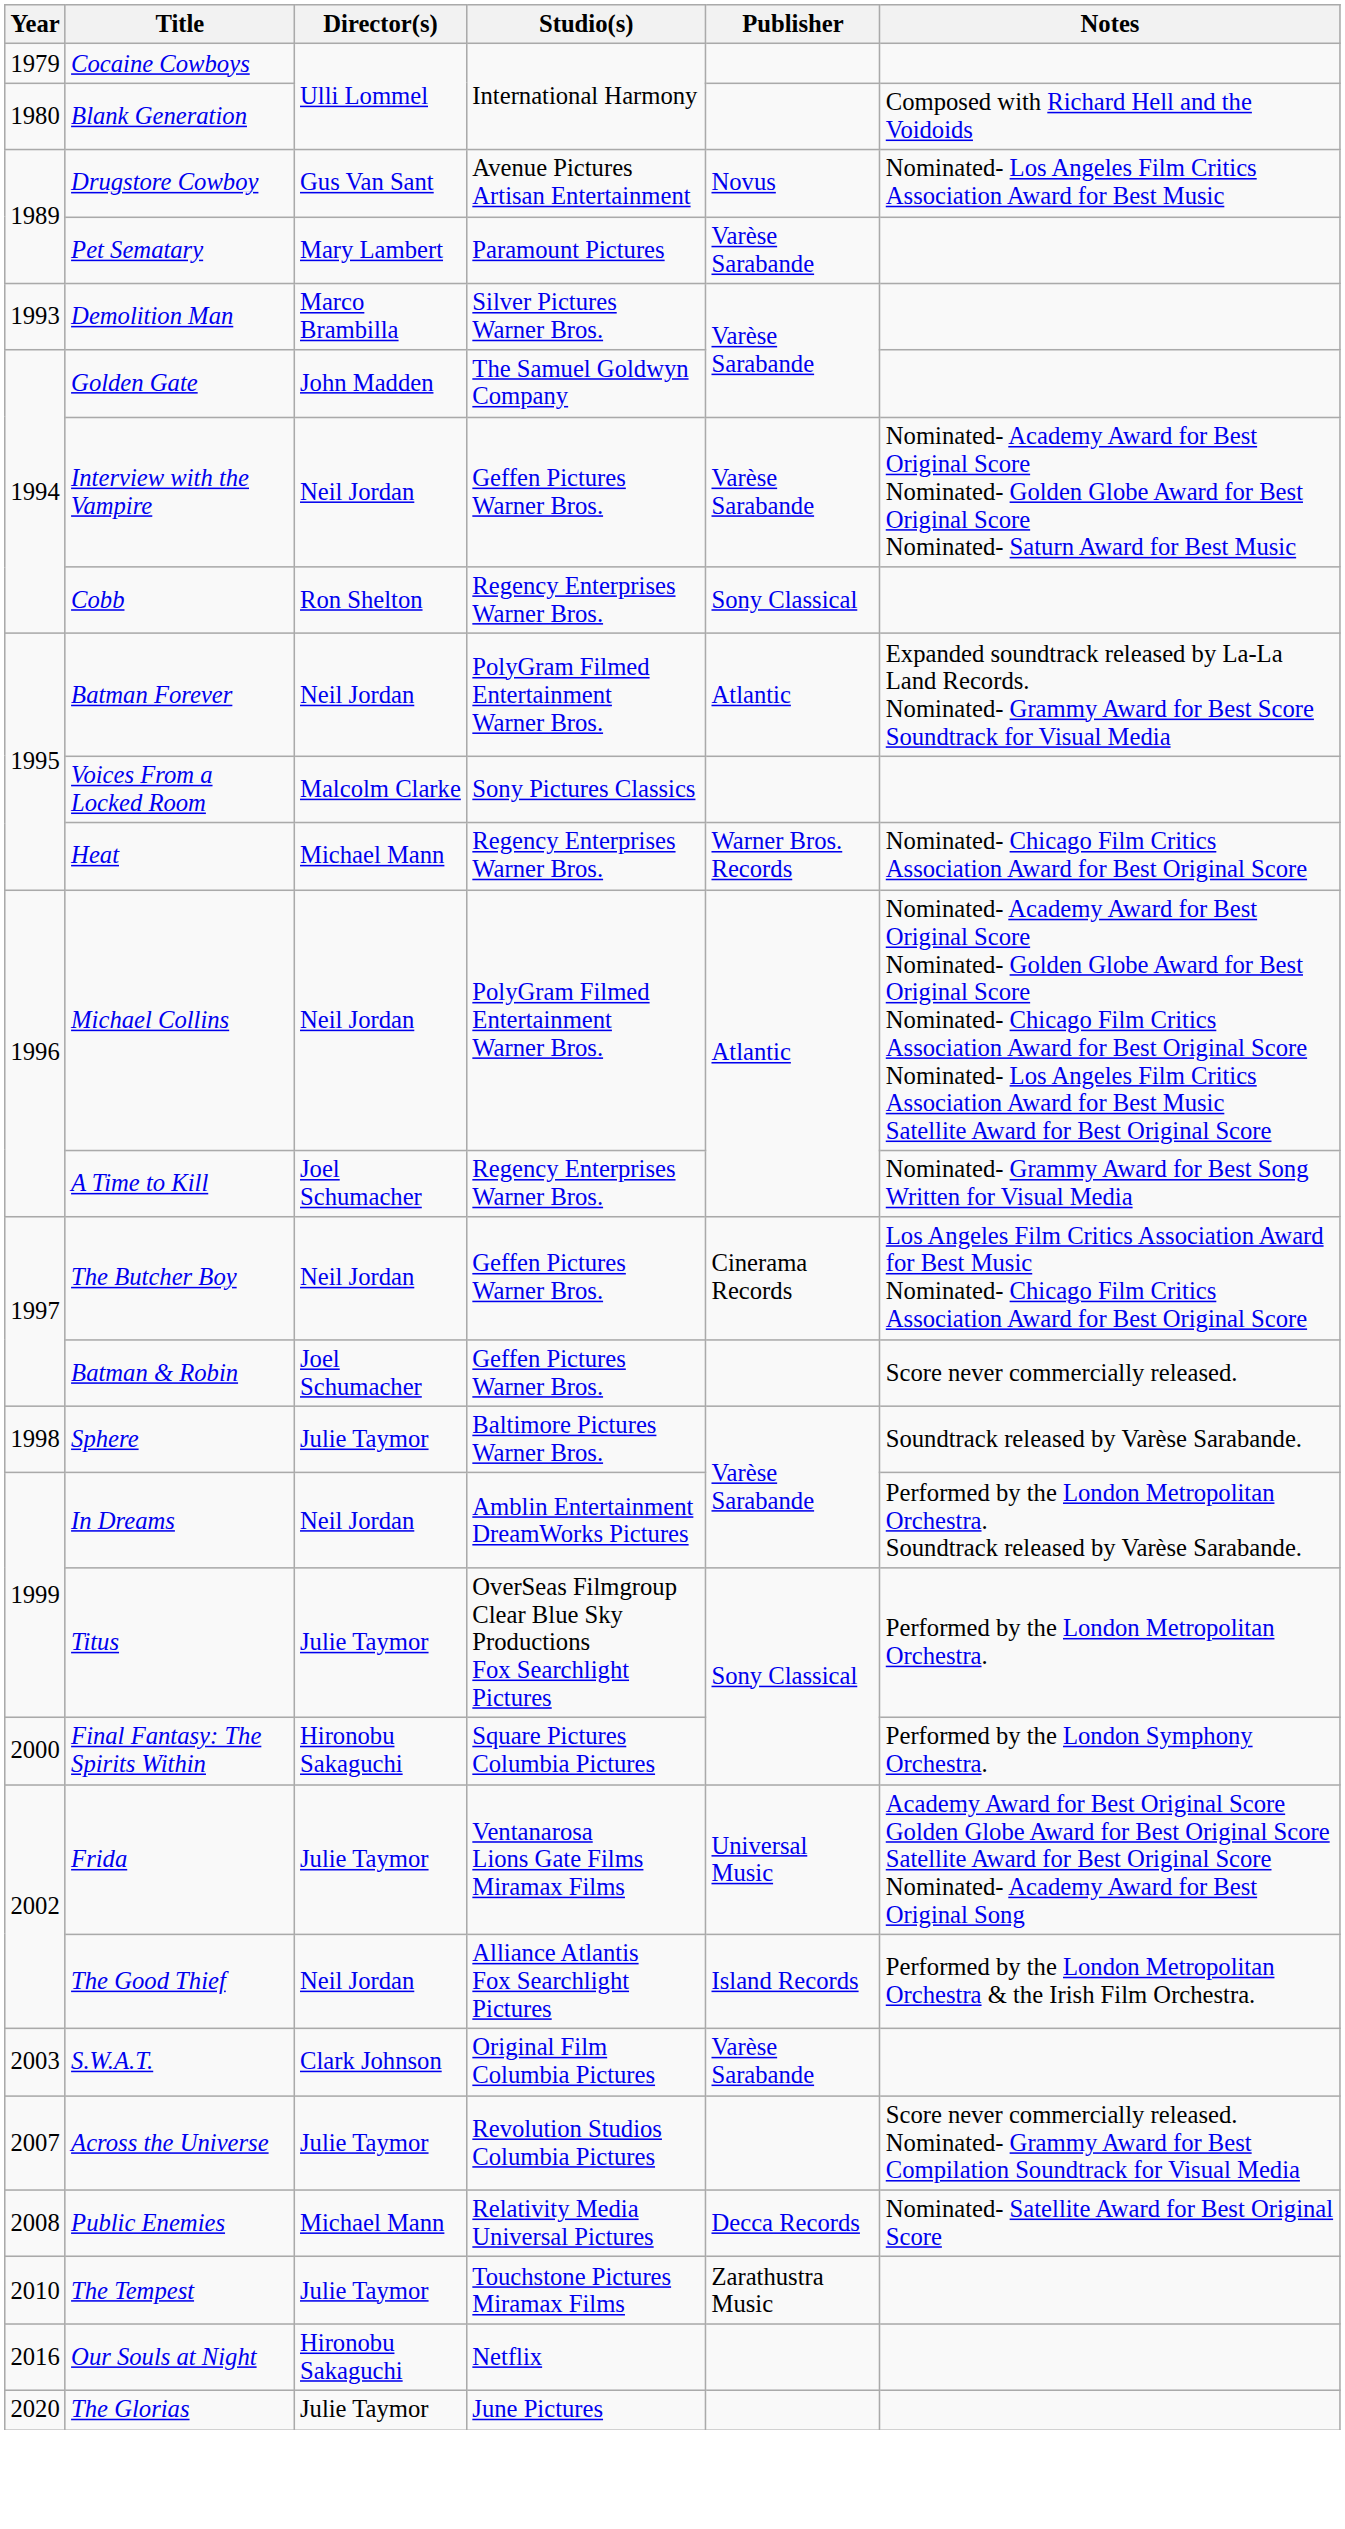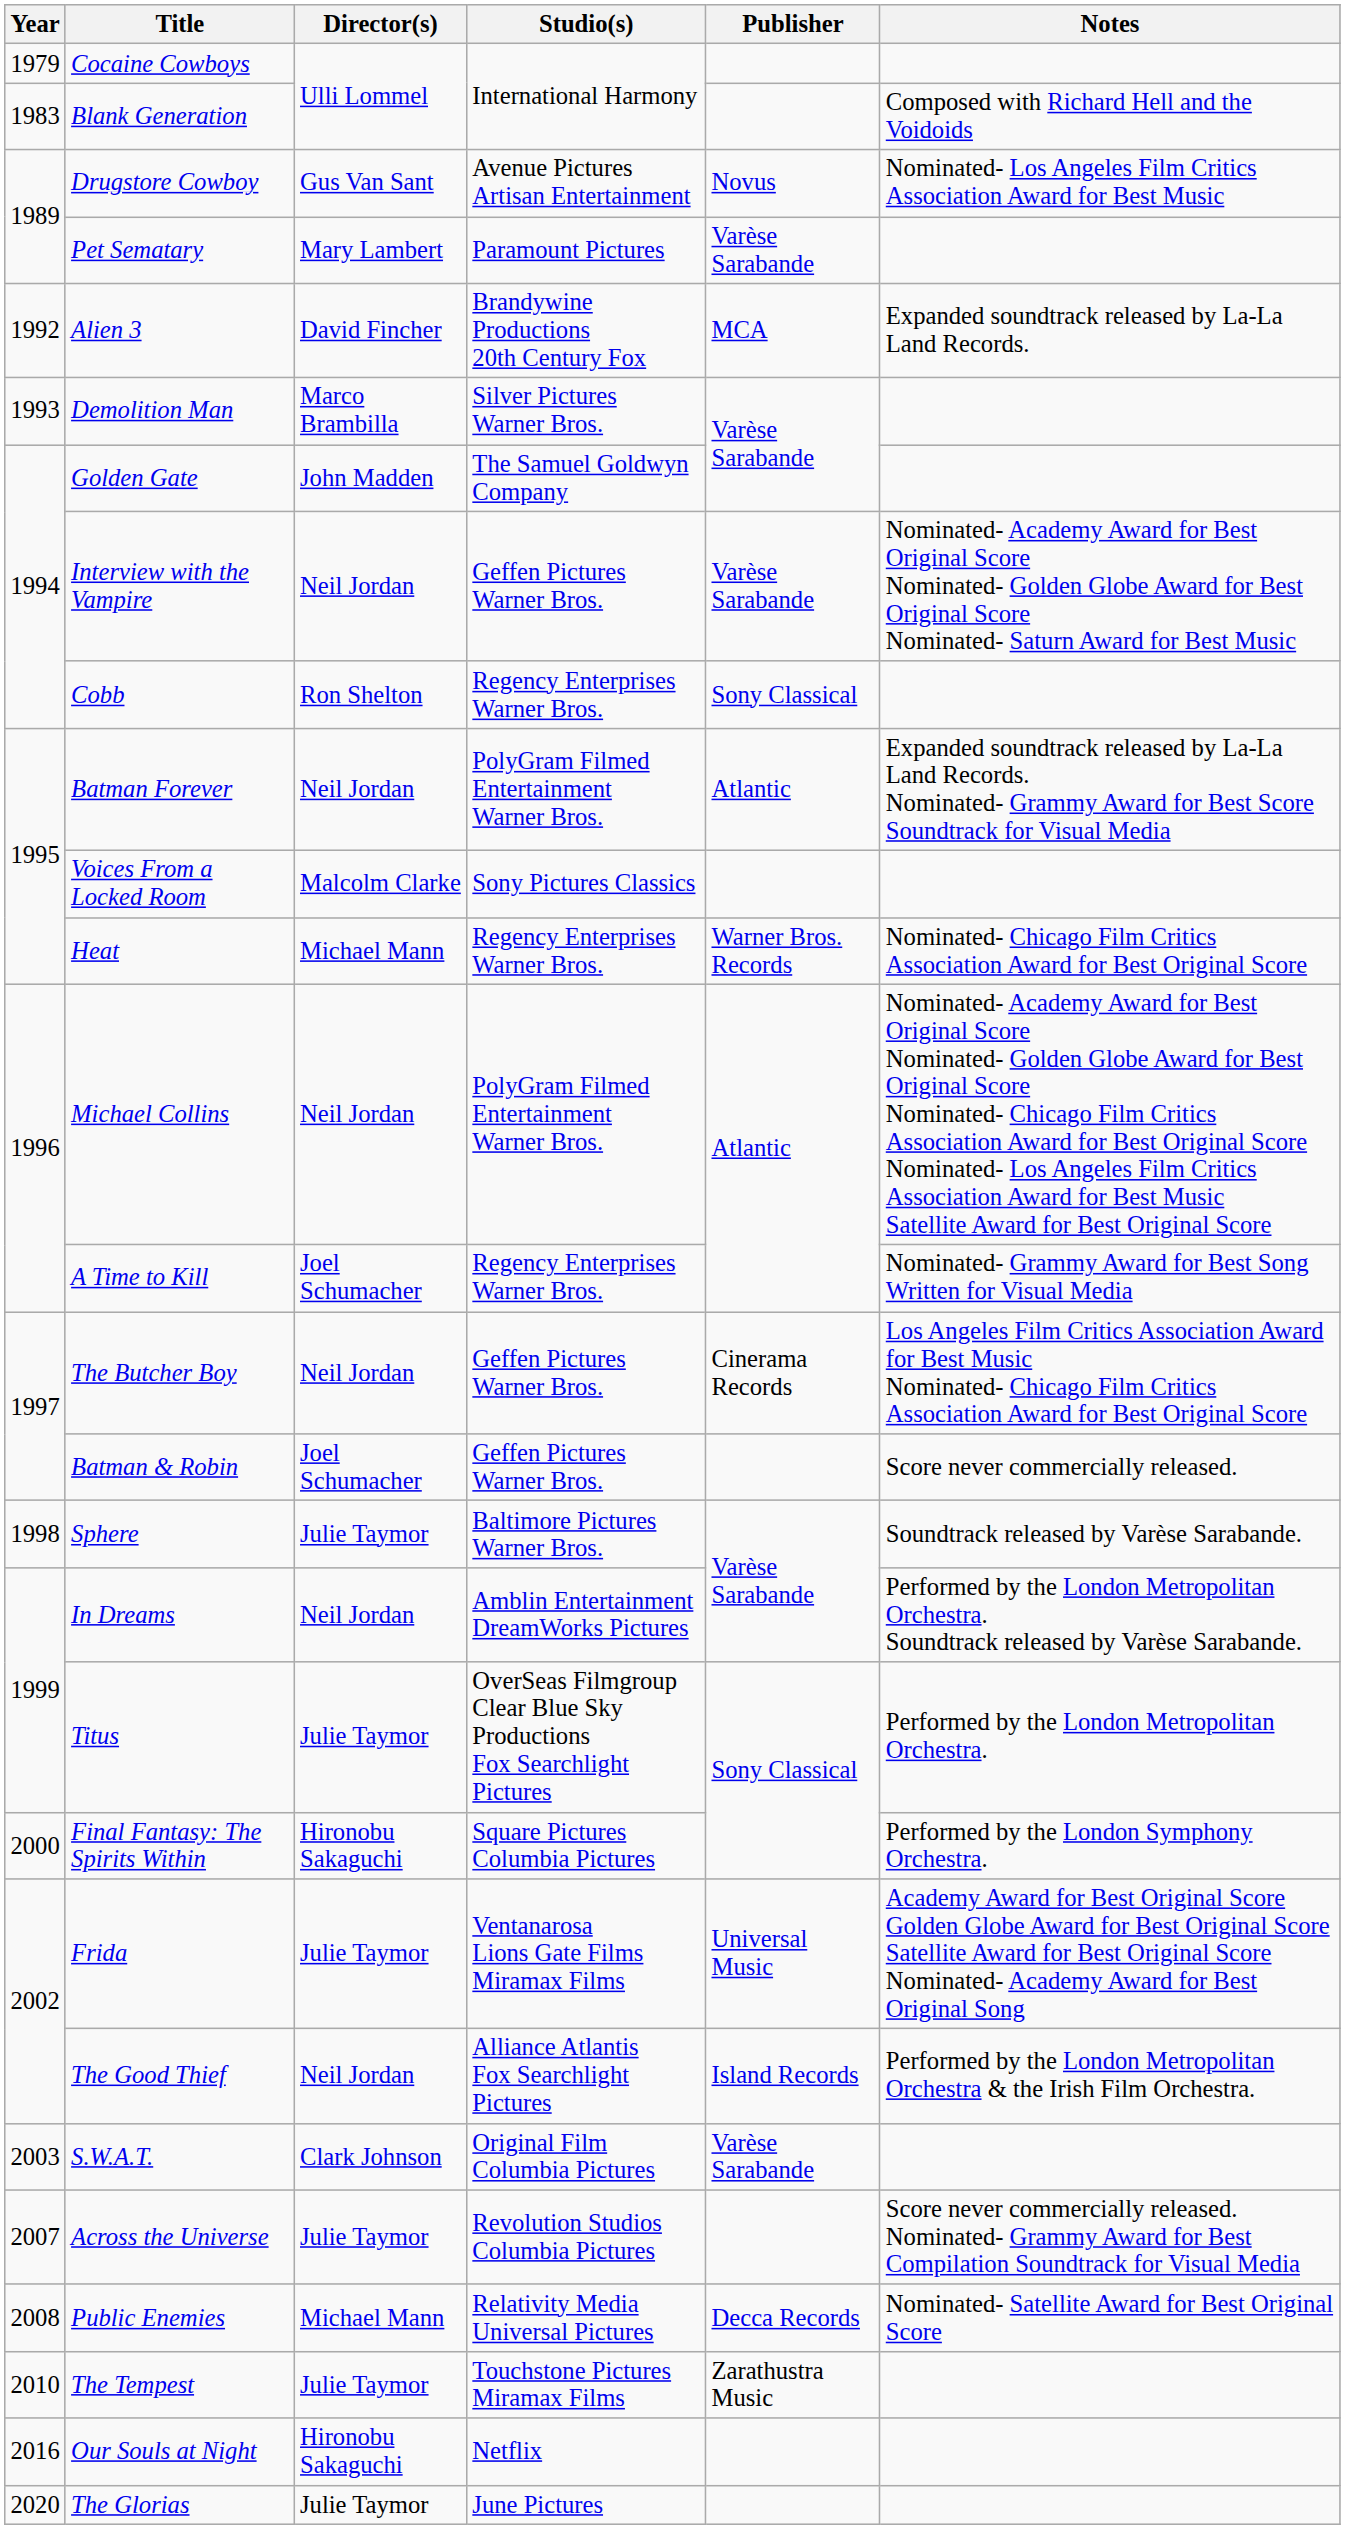(35, 116) 1980 -> (35, 116) 1983
+ row: (106, 330)
